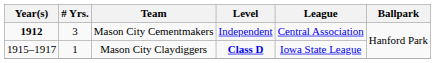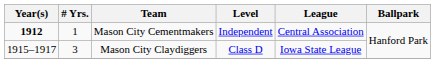(75, 31) 3 -> (75, 31) 1
(75, 49) 1 -> (75, 49) 3
(246, 49) bold -> (246, 49) normal
